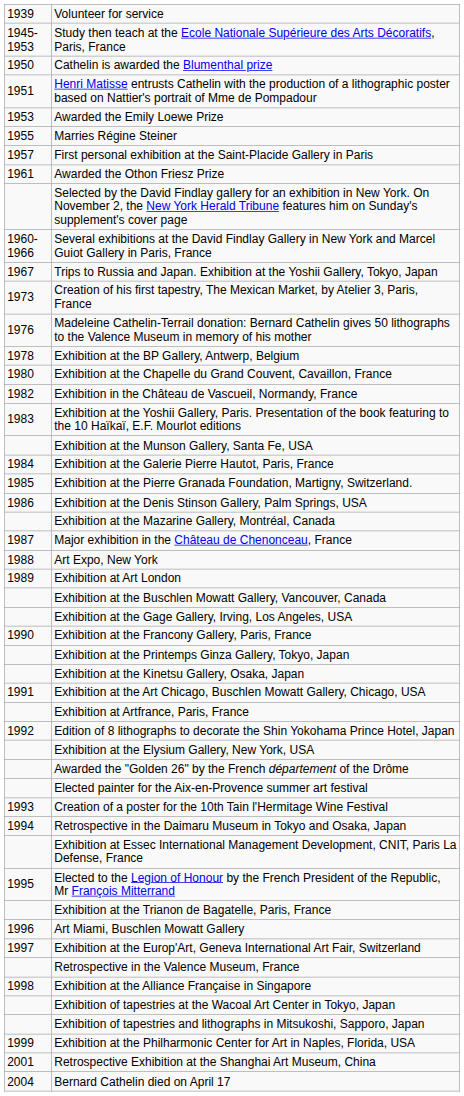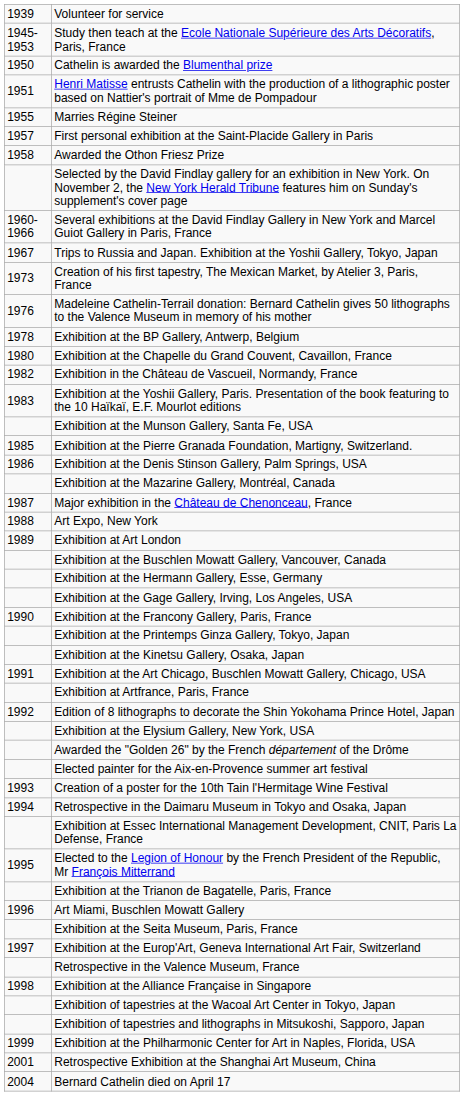- row: (139, 117)
(20, 174) 1961 -> (20, 155) 1958
- row: (194, 464)
+ row: (188, 578)
+ row: (176, 929)
